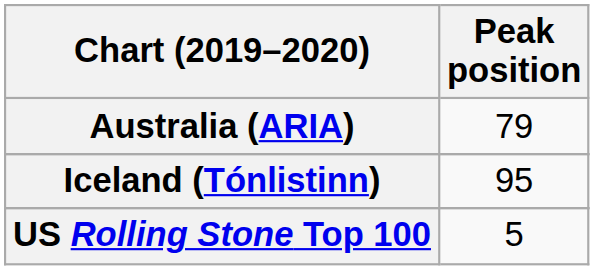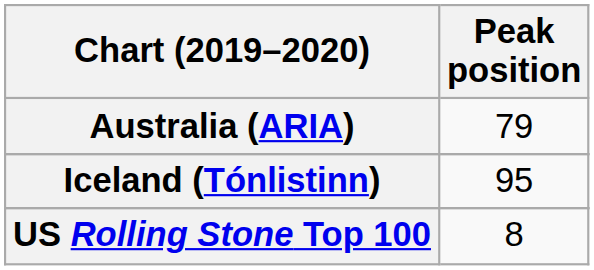(514, 235) 5 -> (514, 235) 8
